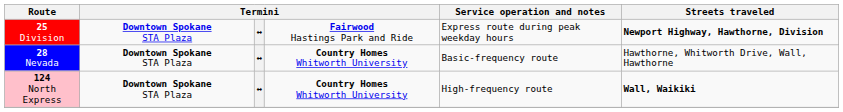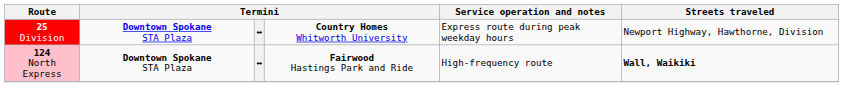(352, 32) Fairwood Hastings Park and Ride -> (352, 32) Country Homes Whitworth University
(723, 32) bold -> (723, 32) normal
- row: (42, 58)
(352, 89) Country Homes Whitworth University -> (352, 63) Fairwood Hastings Park and Ride
